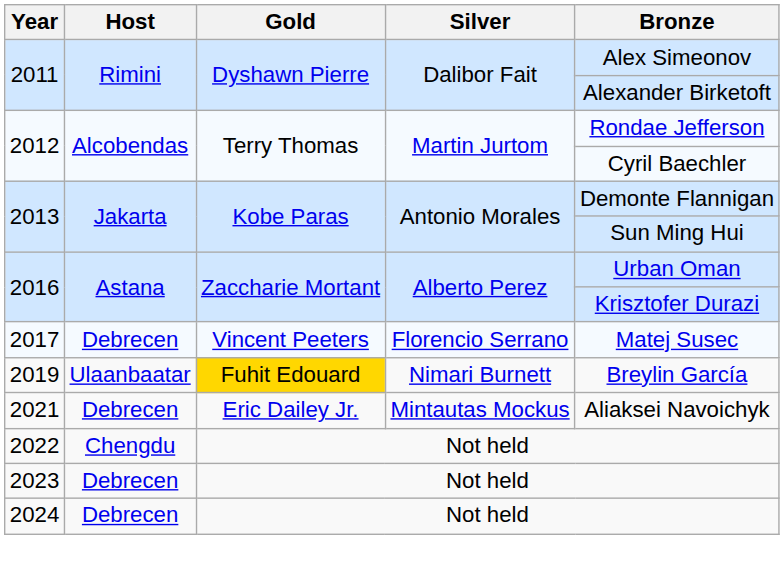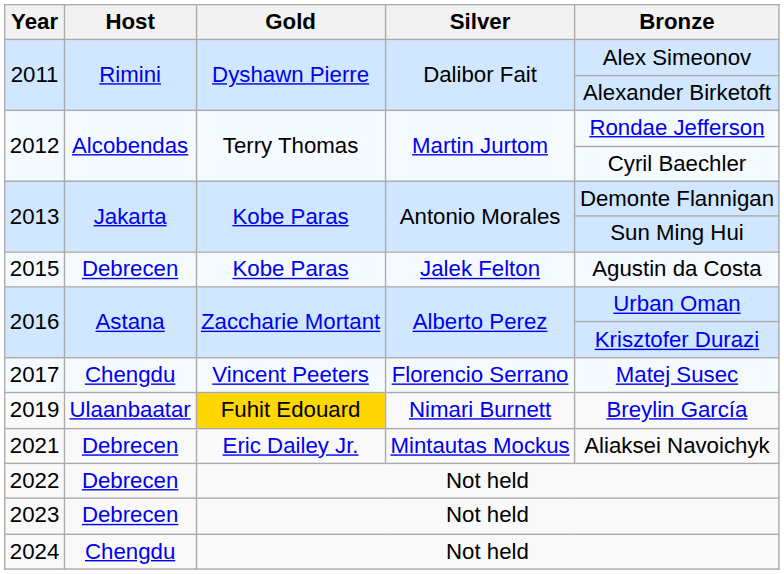+ row: (35, 269)
(130, 339) Debrecen -> (130, 374) Chengdu
(130, 445) Chengdu -> (130, 480) Debrecen
(130, 515) Debrecen -> (130, 551) Chengdu
